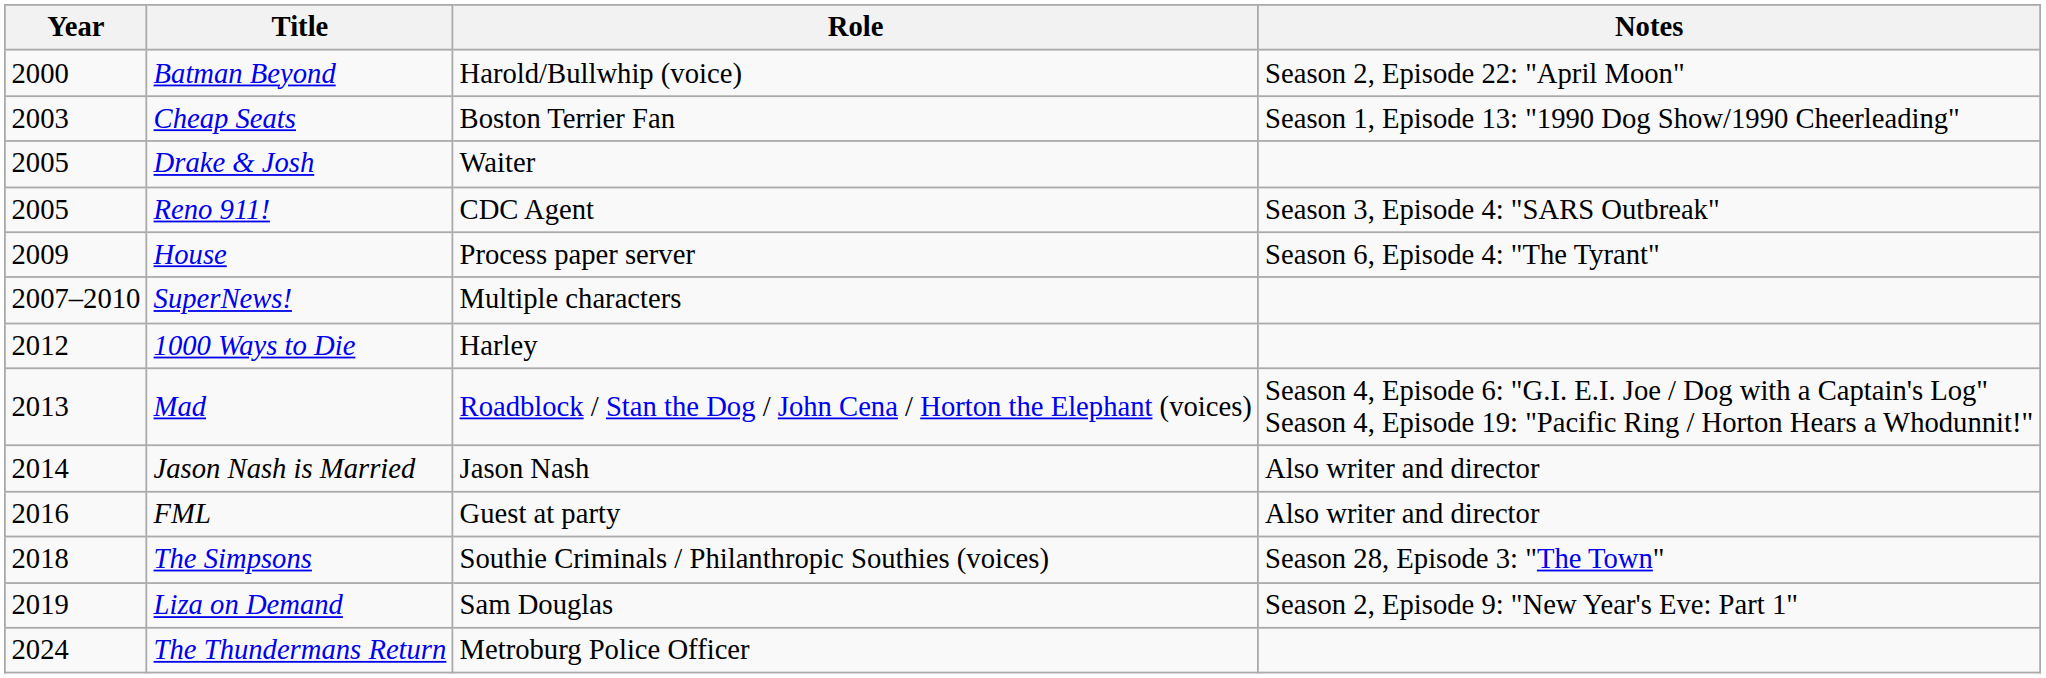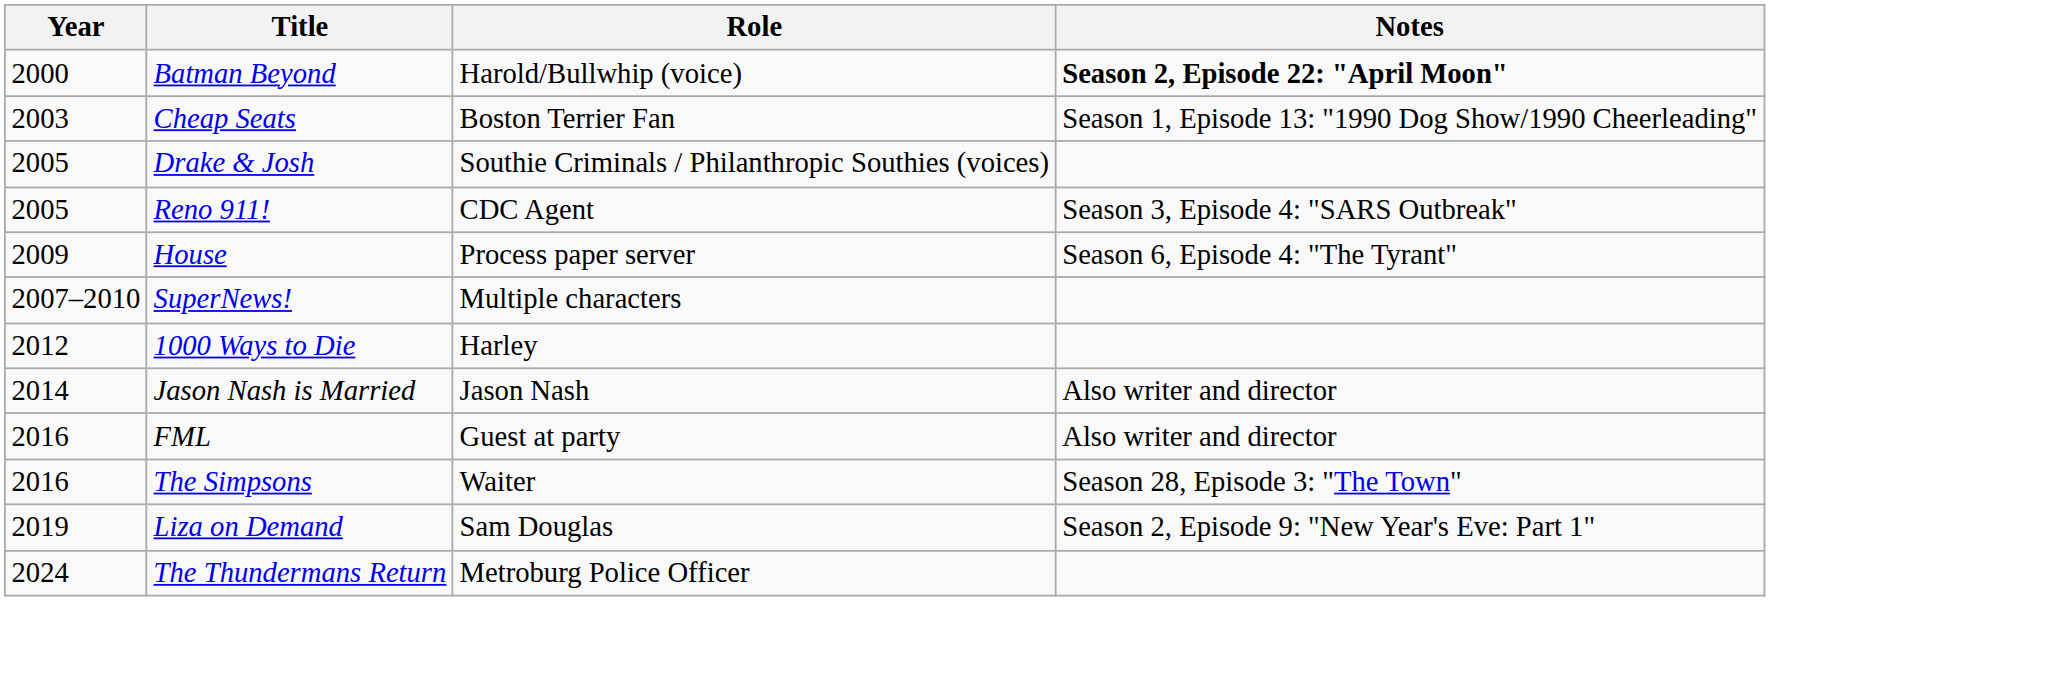(1475, 72) normal -> (1285, 72) bold
(497, 163) Waiter -> (754, 163) Southie Criminals / Philanthropic Southies (voices)
- row: (180, 406)
(40, 559) 2018 -> (40, 481) 2016
(754, 559) Southie Criminals / Philanthropic Southies (voices) -> (497, 481) Waiter
